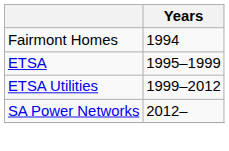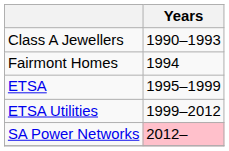+ row: (66, 39)
(167, 110) no background -> (167, 134) pink background
